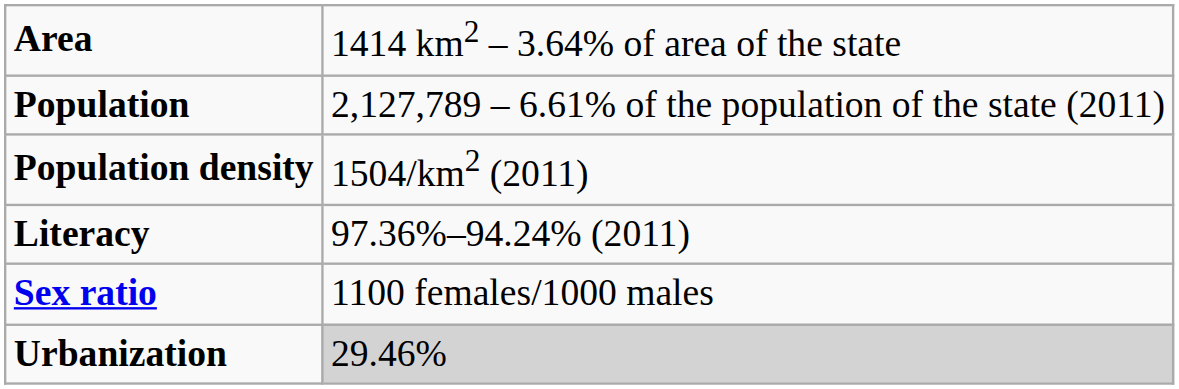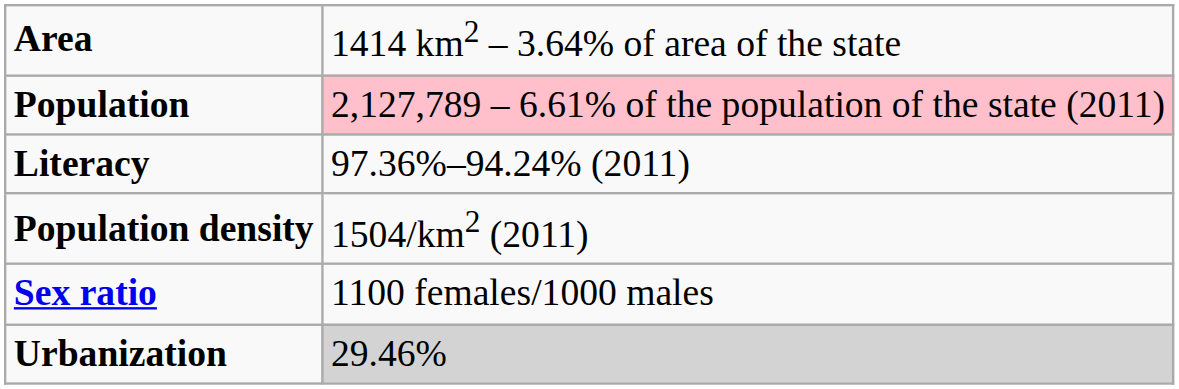(748, 104) no background -> (748, 104) pink background
rows swapped: (164, 168) <-> (82, 233)
